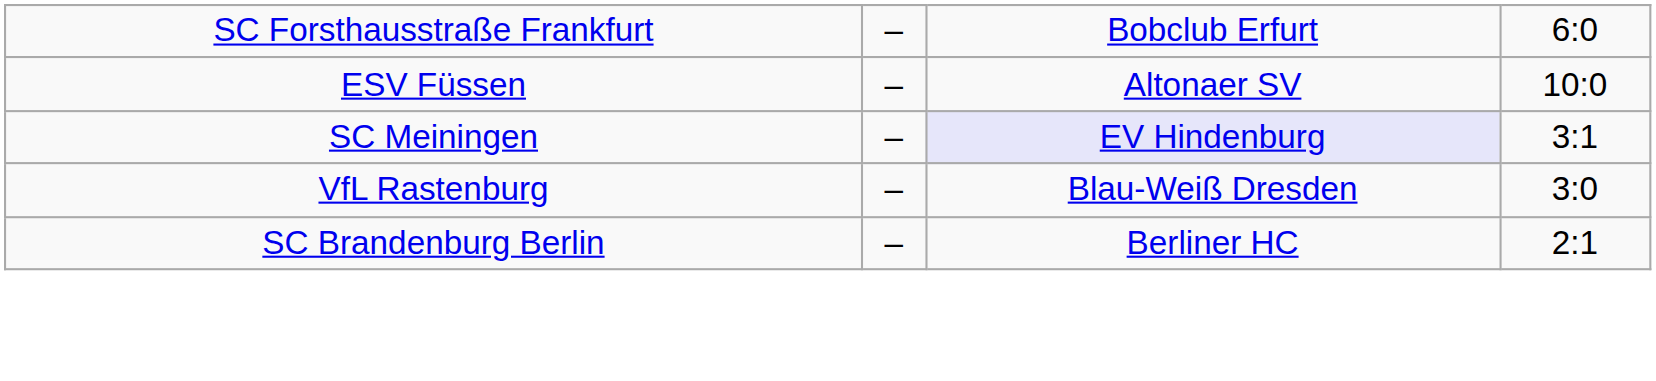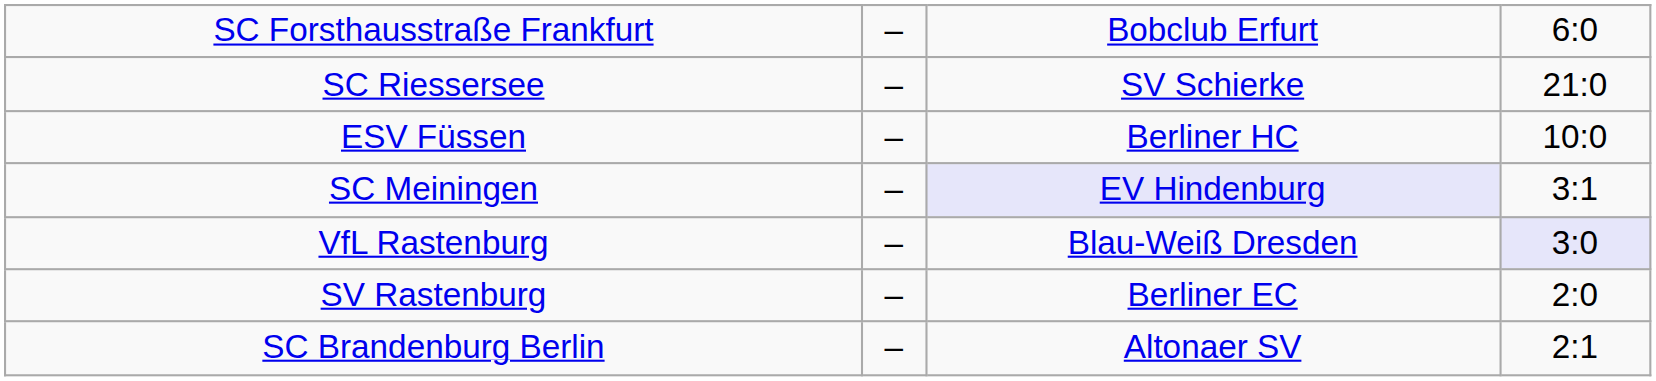+ row: (433, 83)
(1213, 83) Altonaer SV -> (1213, 136) Berliner HC
(1575, 189) no background -> (1575, 242) lavender background
+ row: (433, 294)
(1213, 242) Berliner HC -> (1213, 347) Altonaer SV
